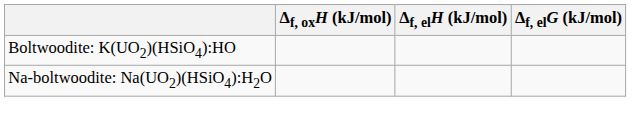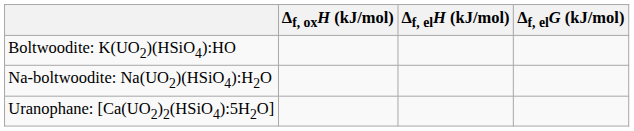+ row: (141, 111)
